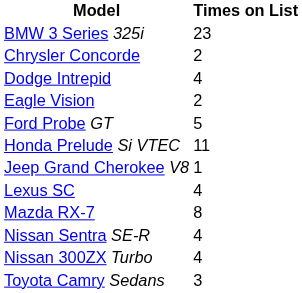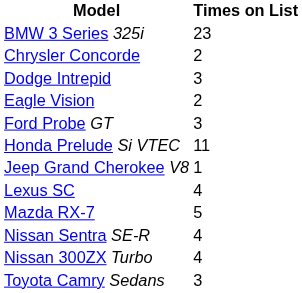(198, 78) 4 -> (198, 78) 3
(198, 123) 5 -> (198, 123) 3
(198, 213) 8 -> (198, 213) 5
